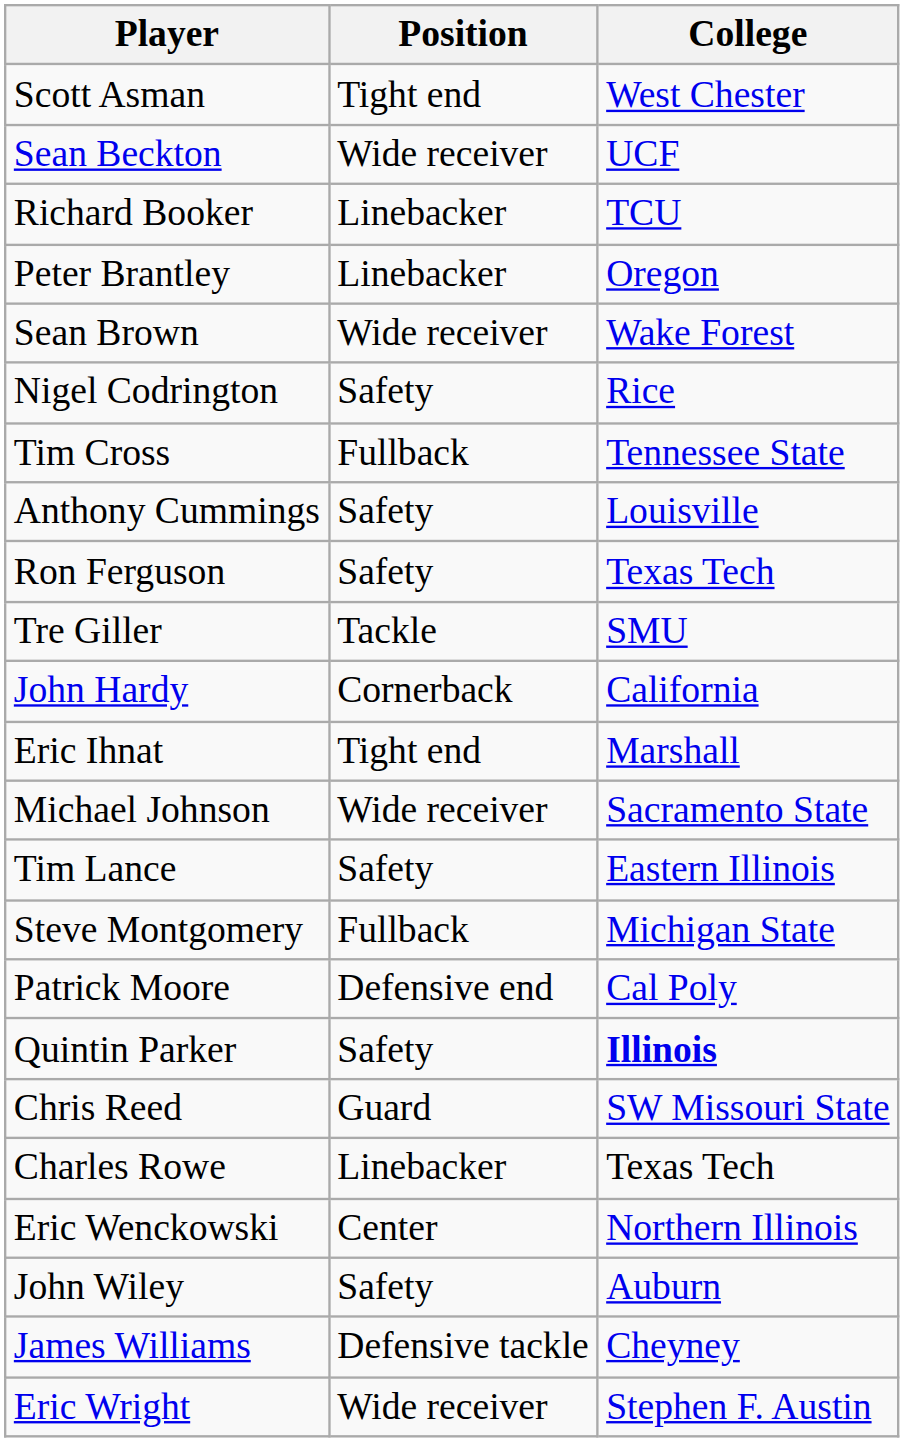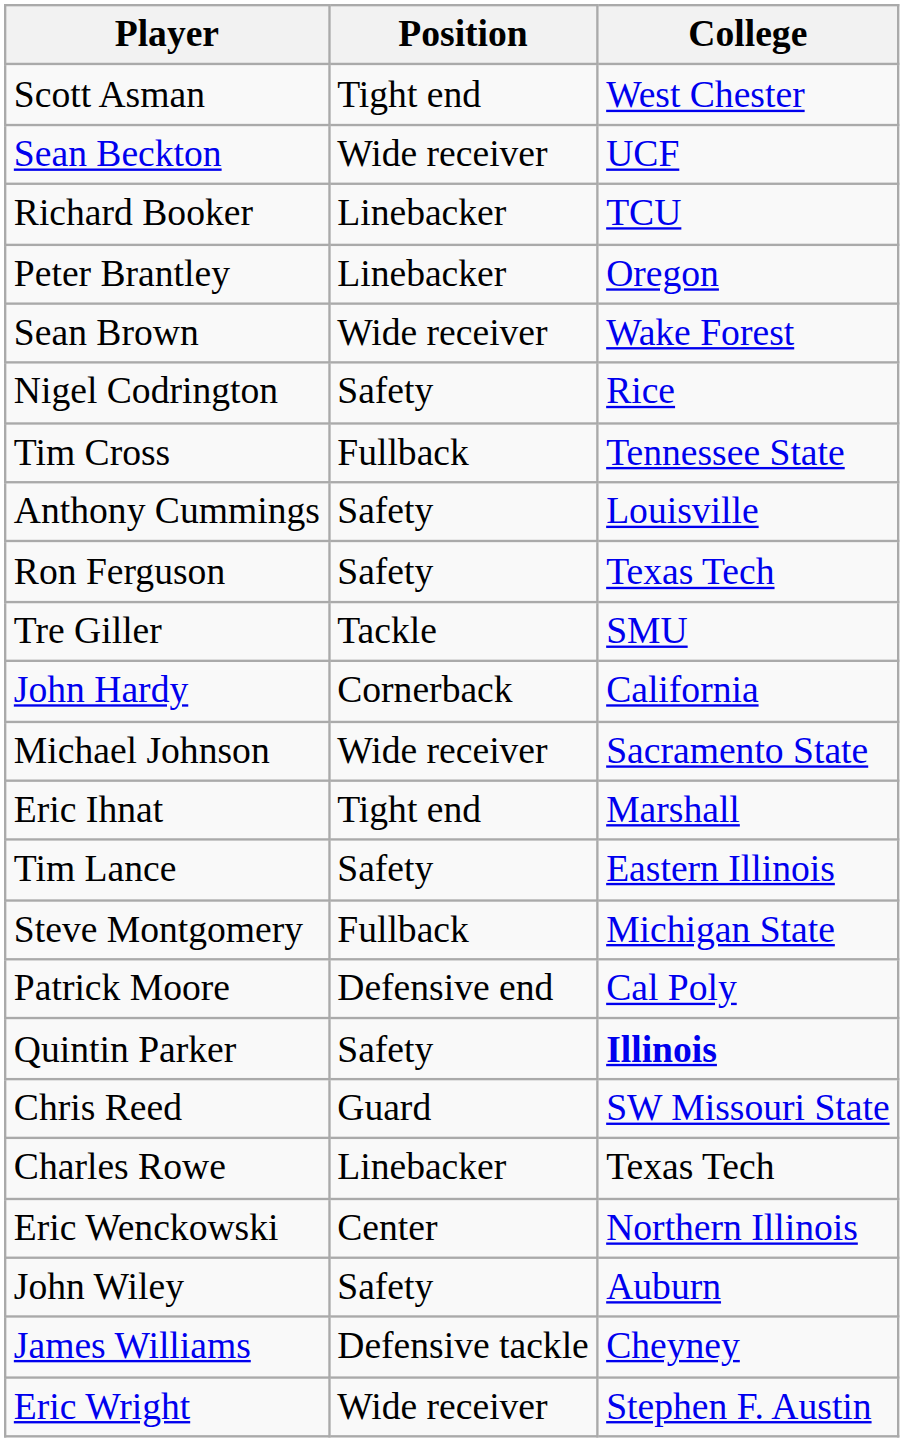rows swapped: (88, 749) <-> (142, 809)
